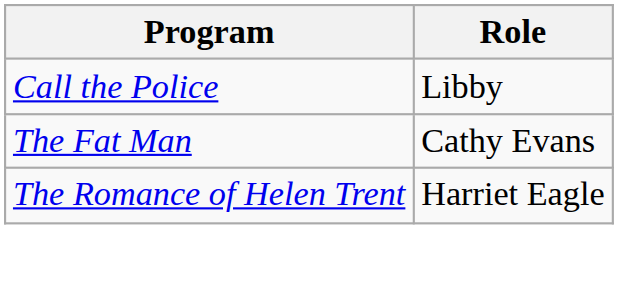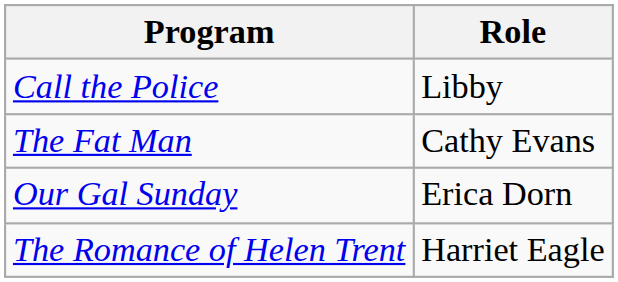+ row: (125, 194)
